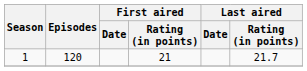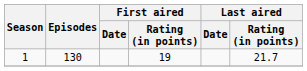(73, 57) 120 -> (73, 57) 130
(165, 57) 21 -> (165, 57) 19
